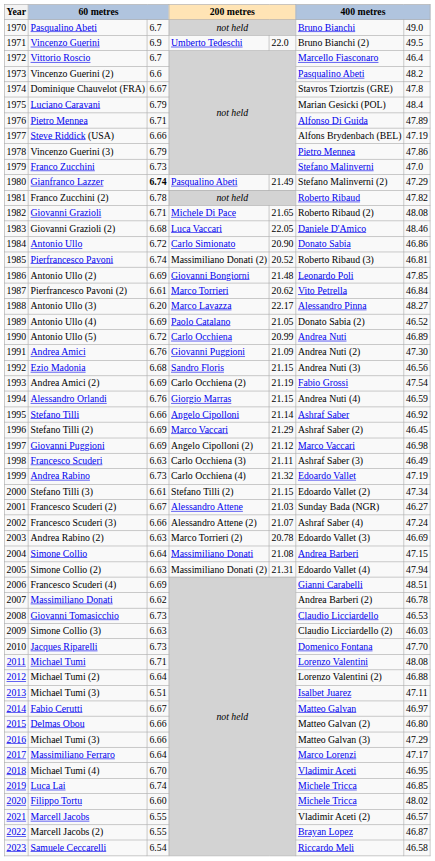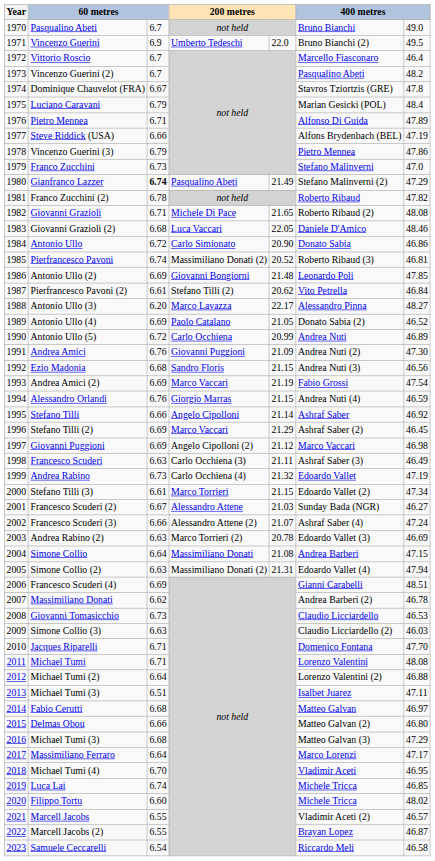(156, 74) 6.6 -> (156, 74) 6.7
(200, 290) Marco Torrieri -> (202, 290) Stefano Tilli (2)
(208, 383) Carlo Occhiena (2) -> (200, 383) Marco Vaccari
(202, 492) Stefano Tilli (2) -> (200, 492) Marco Torrieri
(158, 646) 6.73 -> (158, 646) 6.71
(158, 708) 6.67 -> (158, 708) 6.68
(158, 739) 6.66 -> (158, 739) 6.68
